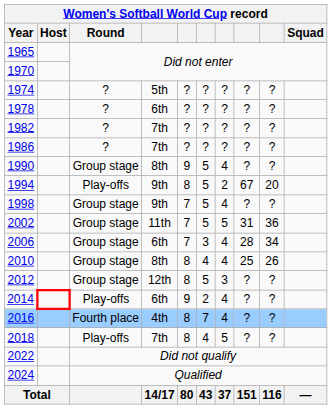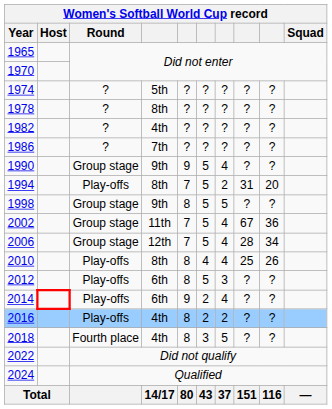(160, 109) 6th -> (160, 109) 8th
(160, 128) 7th -> (160, 128) 4th
(160, 166) 8th -> (160, 166) 9th
(160, 185) 9th -> (160, 185) 8th
(187, 185) 8 -> (187, 185) 7
(247, 185) 67 -> (247, 185) 31
(187, 204) 7 -> (187, 204) 8
(225, 204) 4 -> (225, 204) 5
(225, 223) 5 -> (225, 223) 4
(247, 223) 31 -> (247, 223) 67
(160, 242) 6th -> (160, 242) 12th
(206, 242) 3 -> (206, 242) 5
(106, 261) Group stage -> (106, 261) Play-offs
(106, 280) Group stage -> (106, 280) Play-offs
(160, 280) 12th -> (160, 280) 6th
(106, 318) Fourth place -> (106, 318) Play-offs
(206, 318) 7 -> (206, 318) 2
(225, 318) 4 -> (225, 318) 2
(106, 337) Play-offs -> (106, 337) Fourth place
(160, 337) 7th -> (160, 337) 4th
(206, 337) 4 -> (206, 337) 3
